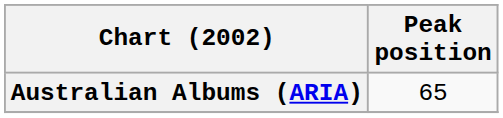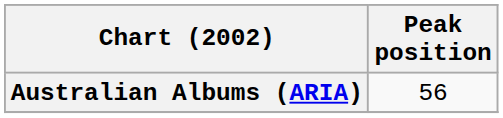(433, 93) 65 -> (433, 93) 56
